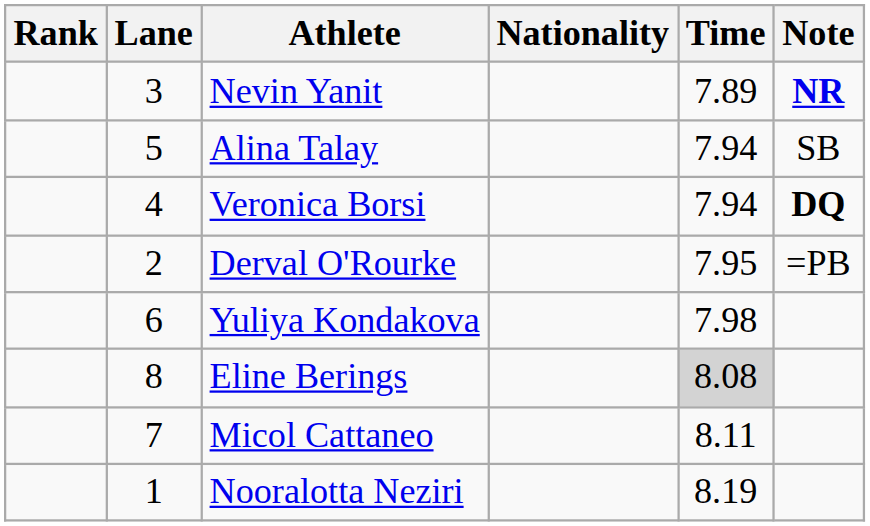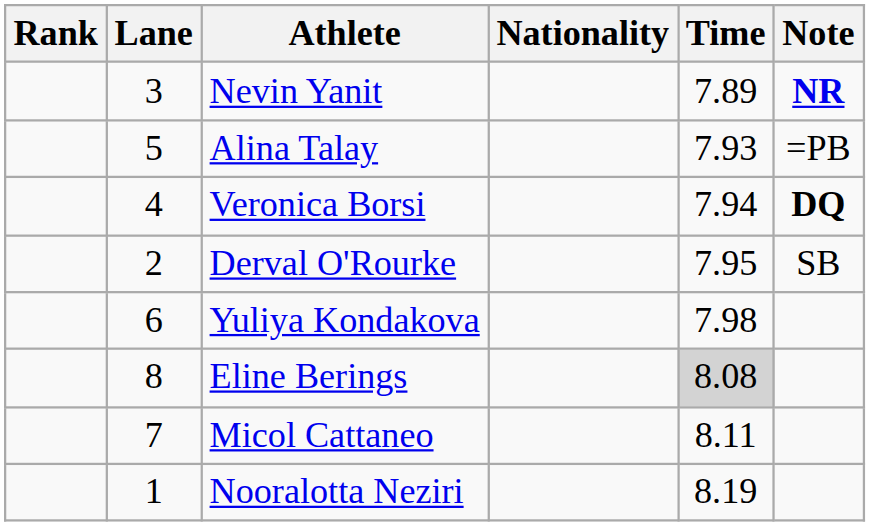(726, 147) 7.94 -> (726, 147) 7.93
(818, 147) SB -> (818, 147) =PB
(818, 262) =PB -> (818, 262) SB
